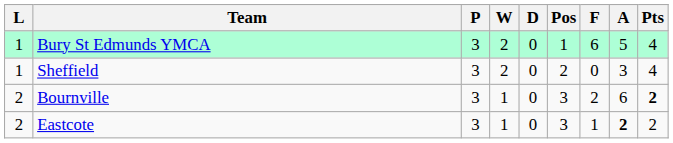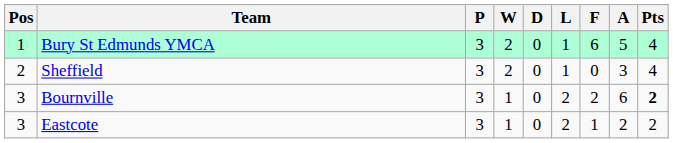columns swapped: (564, 17) <-> (19, 17)
(623, 124) bold -> (623, 124) normal
